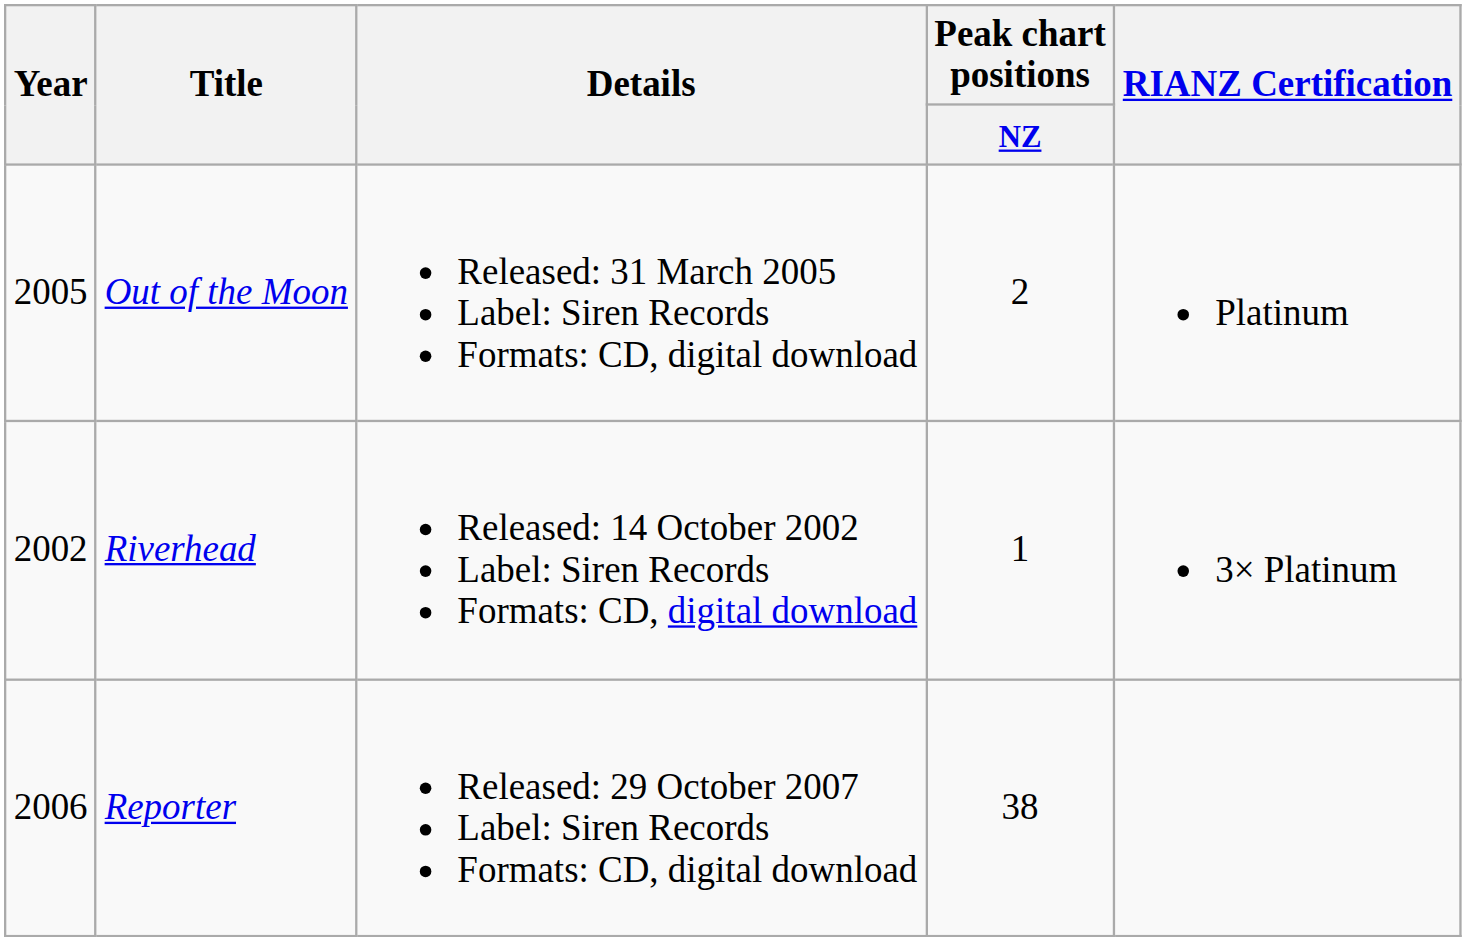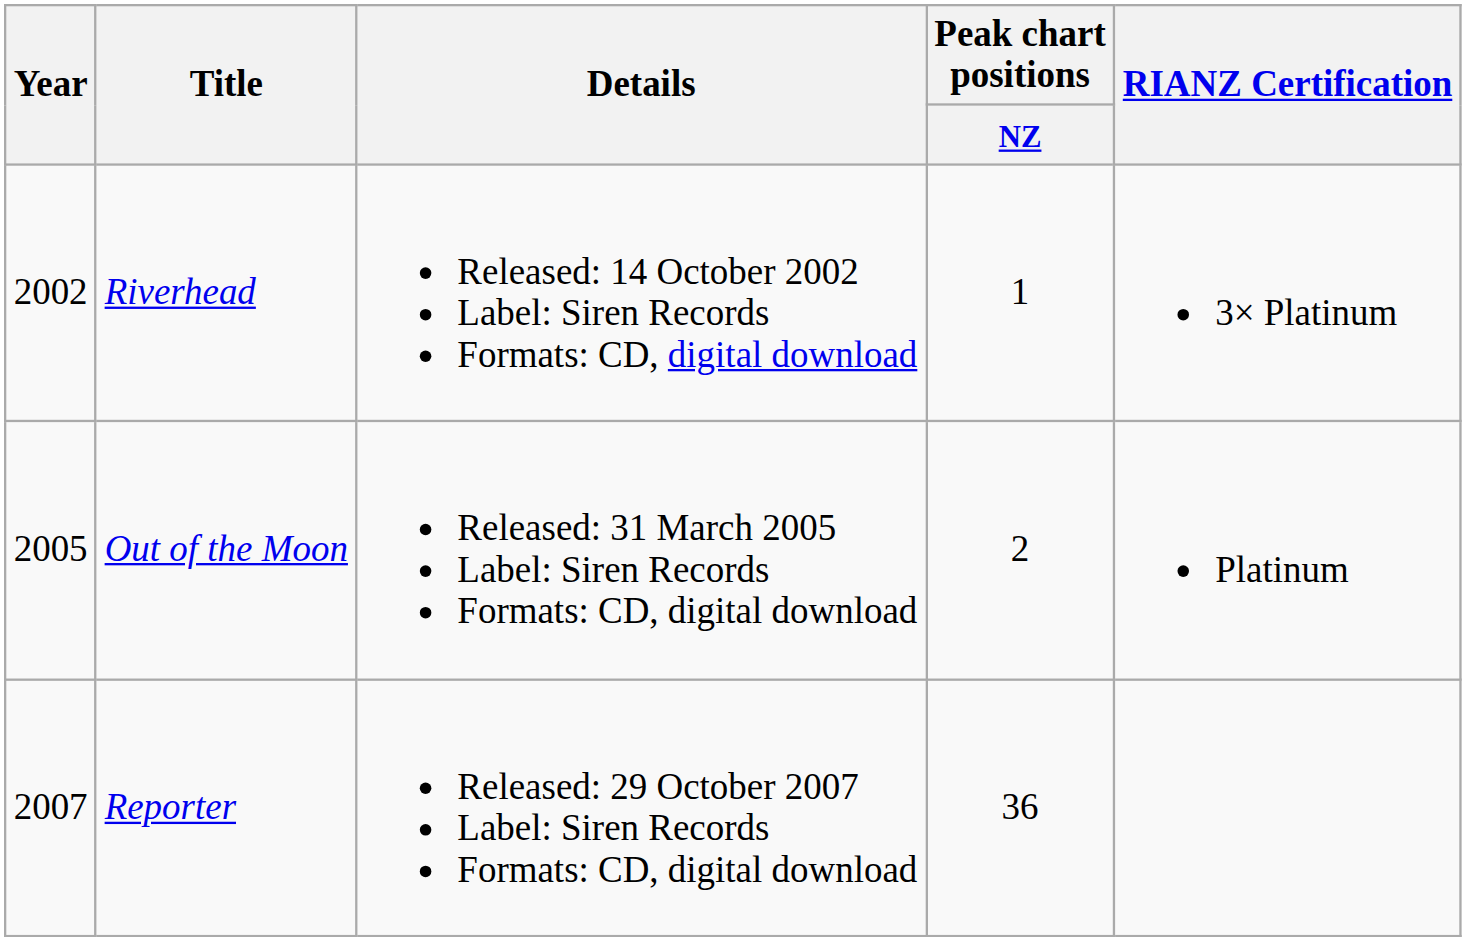rows swapped: (180, 549) <-> (226, 291)
(51, 806) 2006 -> (51, 806) 2007
(1020, 806) 38 -> (1020, 806) 36
